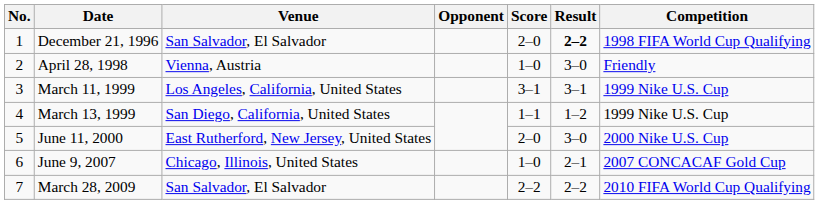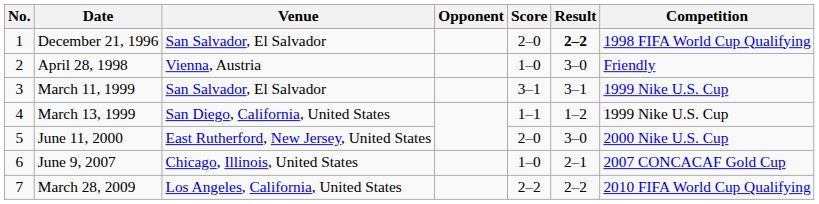(284, 89) Los Angeles, California, United States -> (246, 89) San Salvador, El Salvador
(246, 187) San Salvador, El Salvador -> (284, 187) Los Angeles, California, United States
